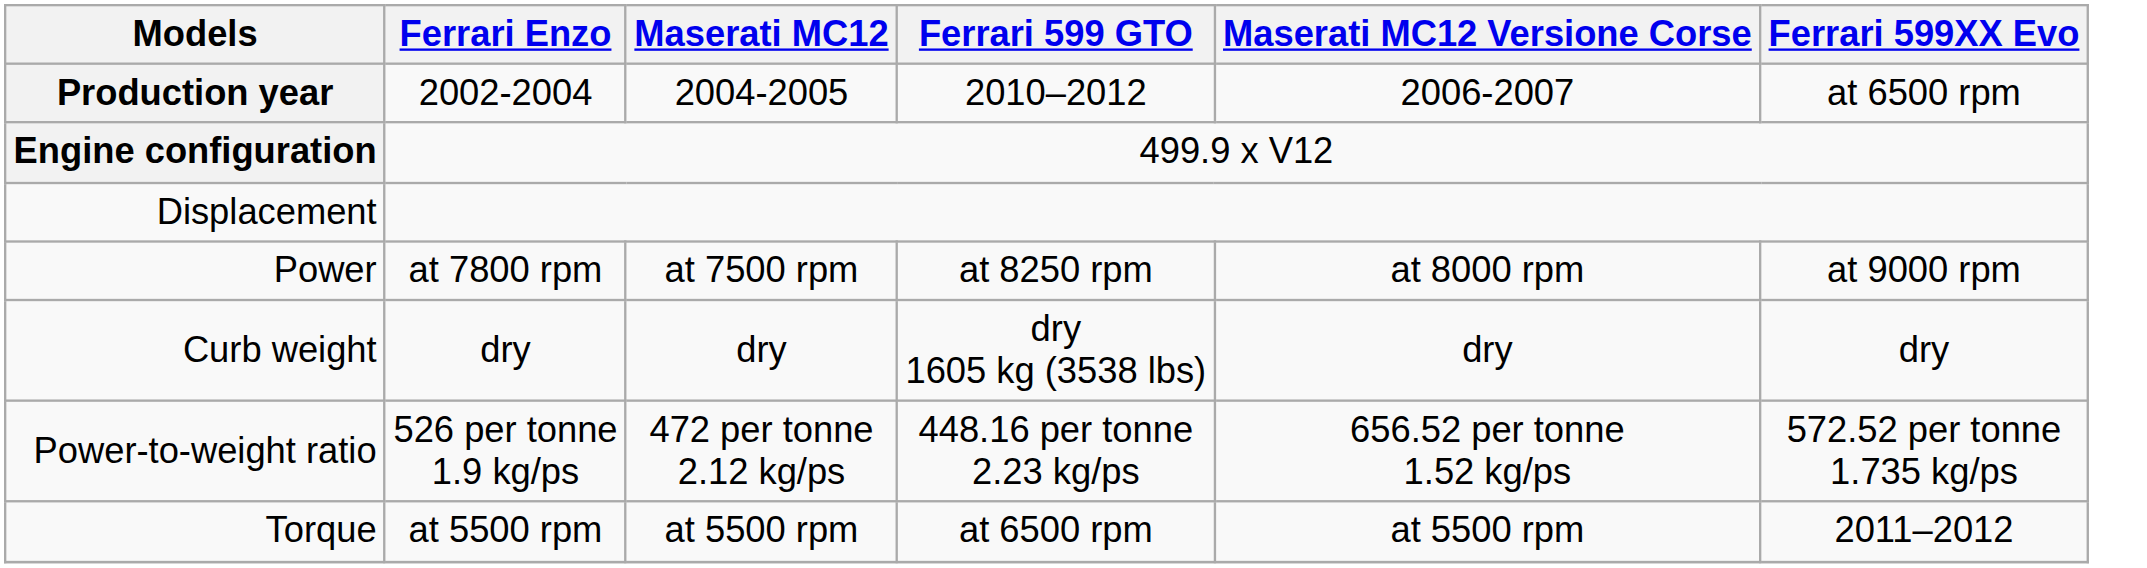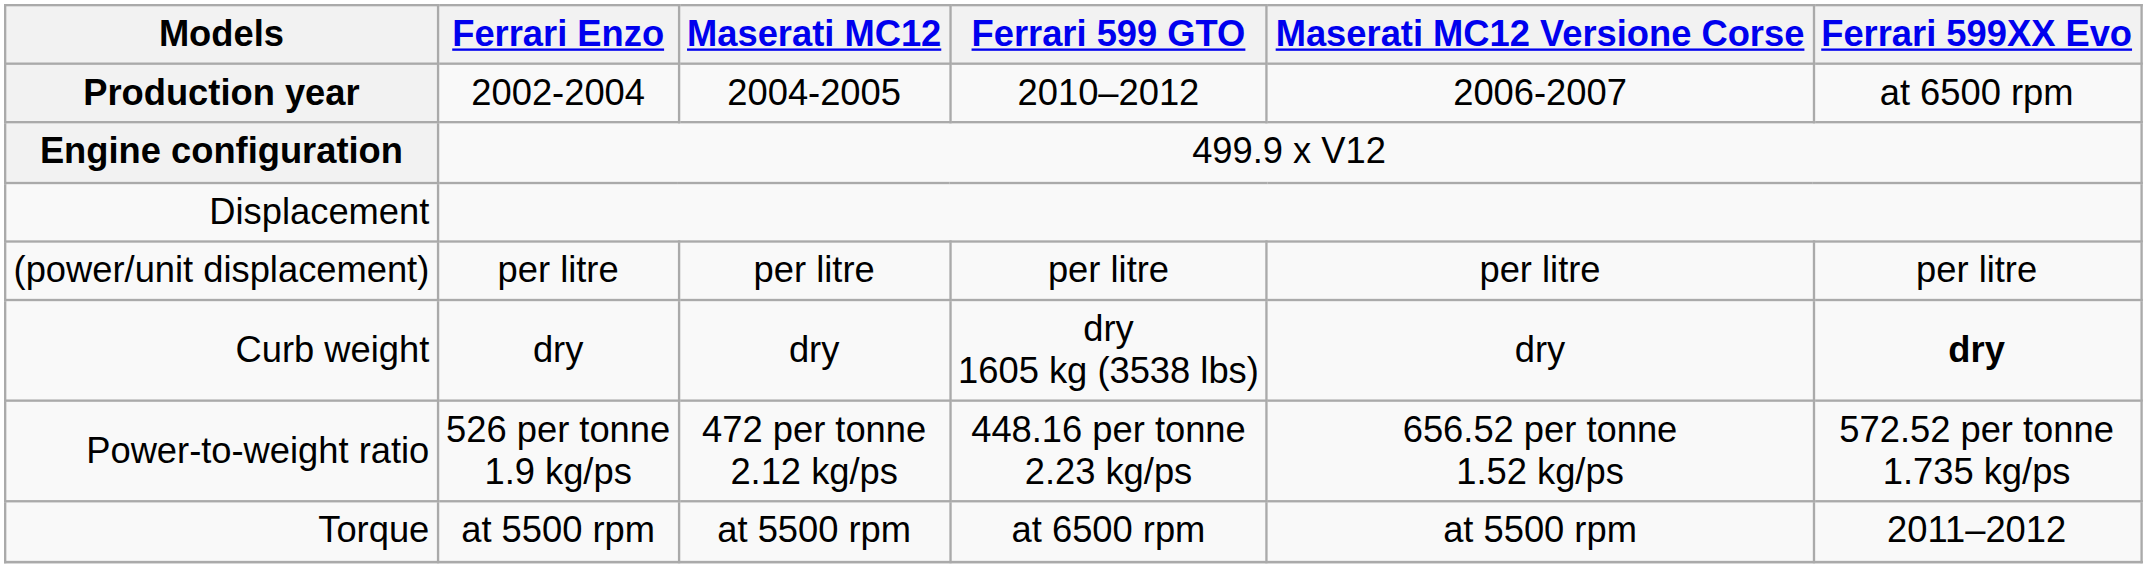+ row: (221, 269)
- row: (325, 269)
(1924, 349) normal -> (1977, 349) bold
